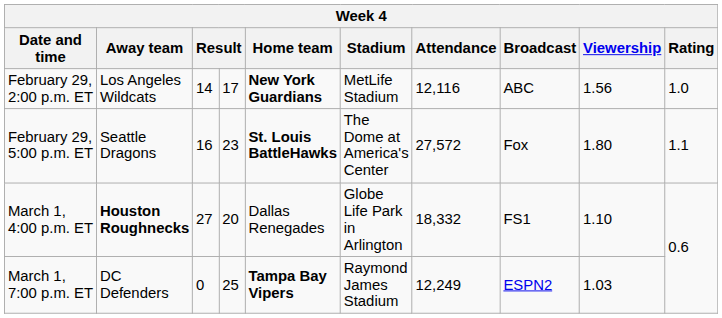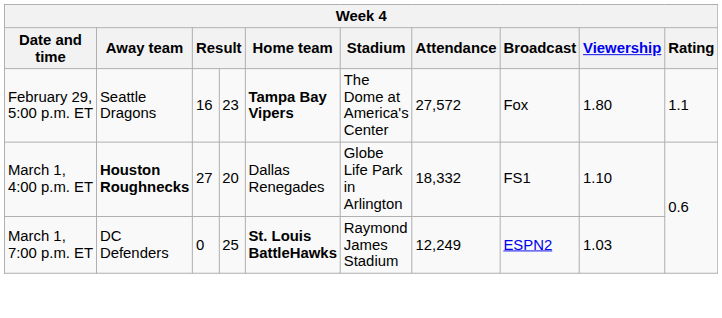- row: (50, 88)
(293, 145) St. Louis BattleHawks -> (288, 105) Tampa Bay Vipers
(288, 284) Tampa Bay Vipers -> (293, 244) St. Louis BattleHawks
